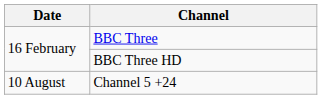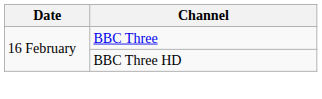- row: (135, 82)
